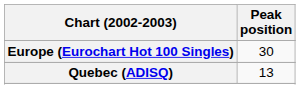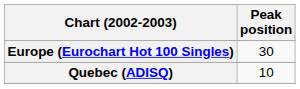(266, 72) 13 -> (266, 72) 10
